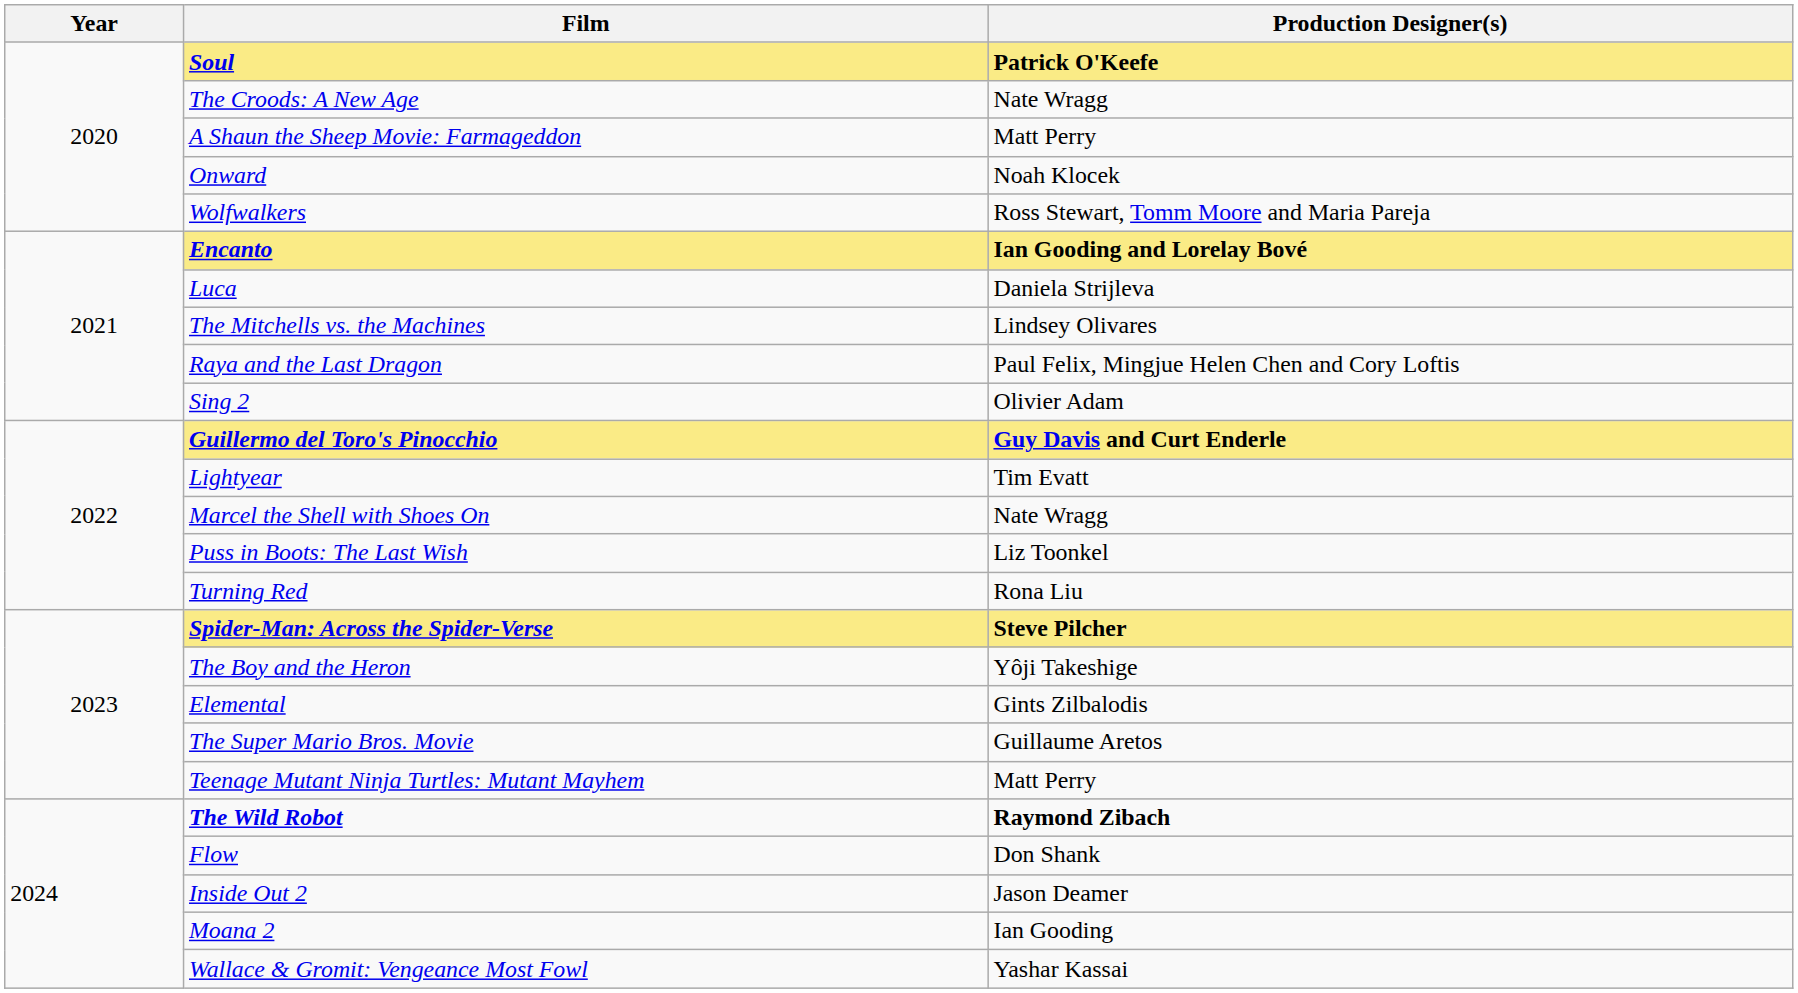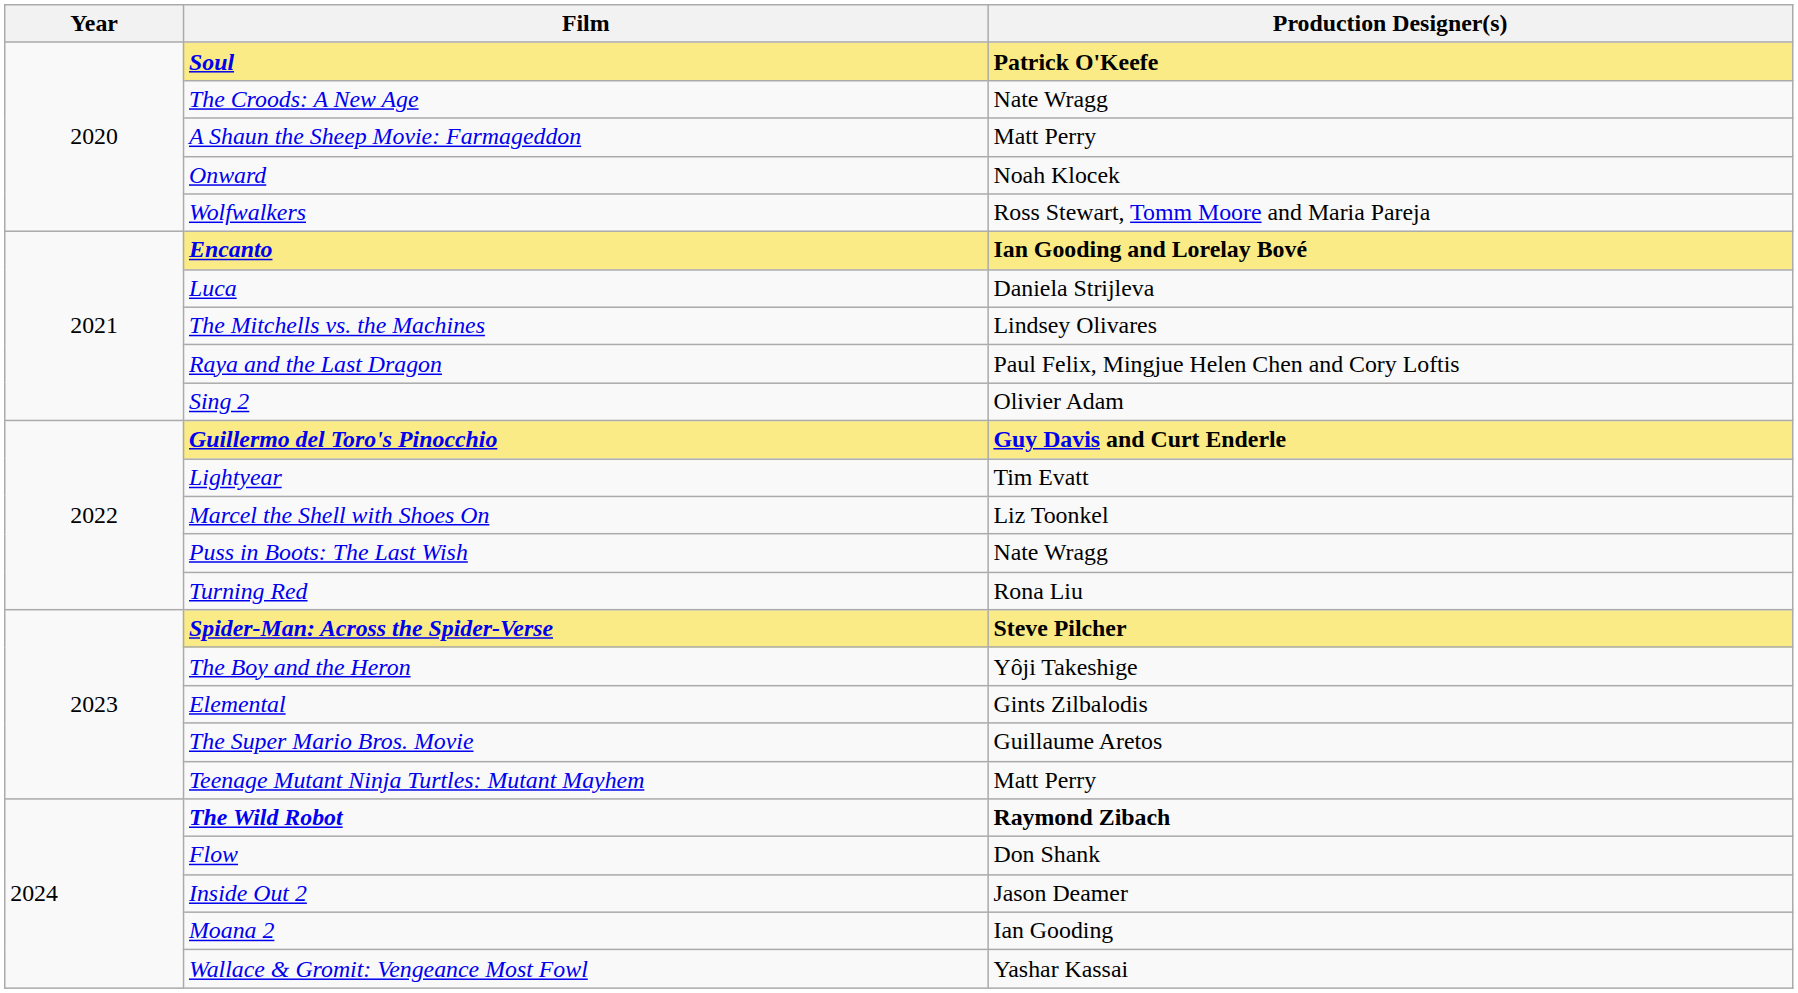(1051, 514) Nate Wragg -> (1051, 514) Liz Toonkel
(1051, 552) Liz Toonkel -> (1051, 552) Nate Wragg
